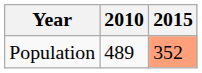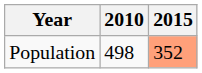(119, 51) 489 -> (119, 51) 498
